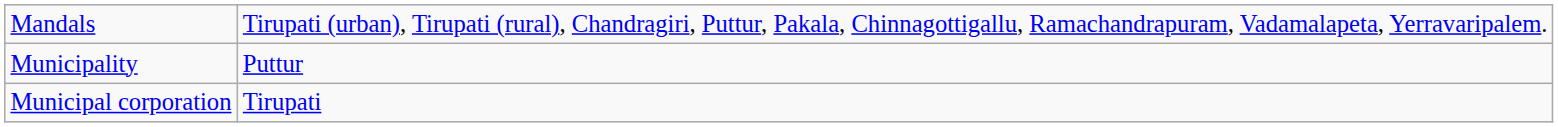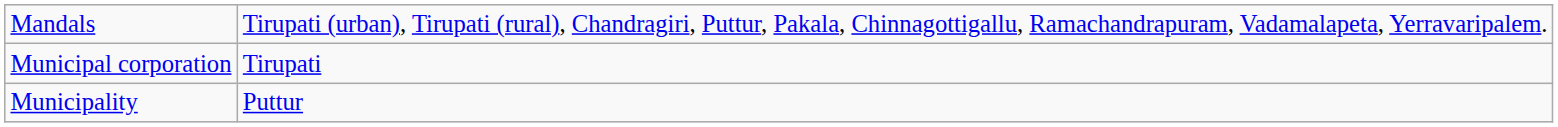rows swapped: (121, 102) <-> (74, 63)
